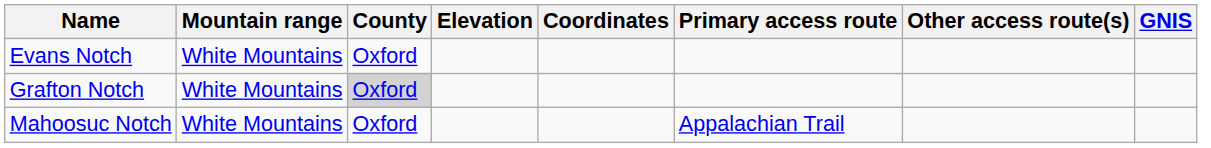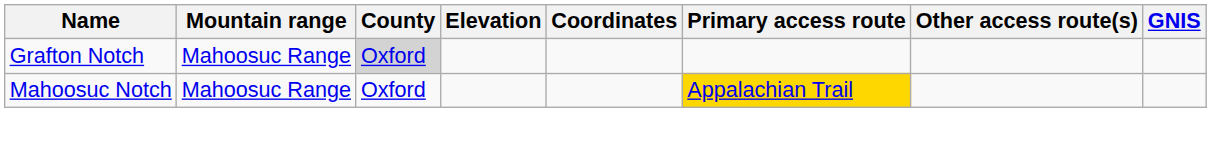- row: (71, 55)
(262, 90) White Mountains -> (266, 55) Mahoosuc Range
(262, 124) White Mountains -> (266, 90) Mahoosuc Range
(762, 124) no background -> (770, 90) gold background
